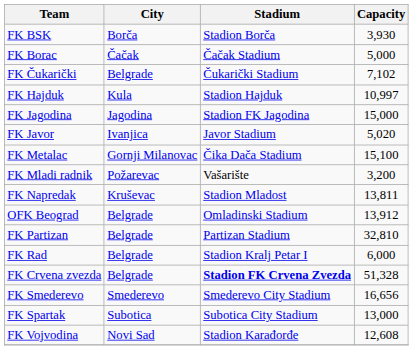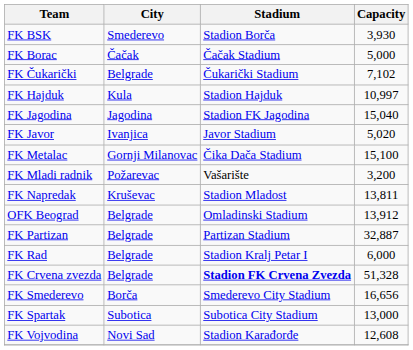(122, 34) Borča -> (136, 34) Smederevo
(381, 114) 15,000 -> (381, 114) 15,040
(381, 235) 32,810 -> (381, 235) 32,887
(136, 295) Smederevo -> (122, 295) Borča
